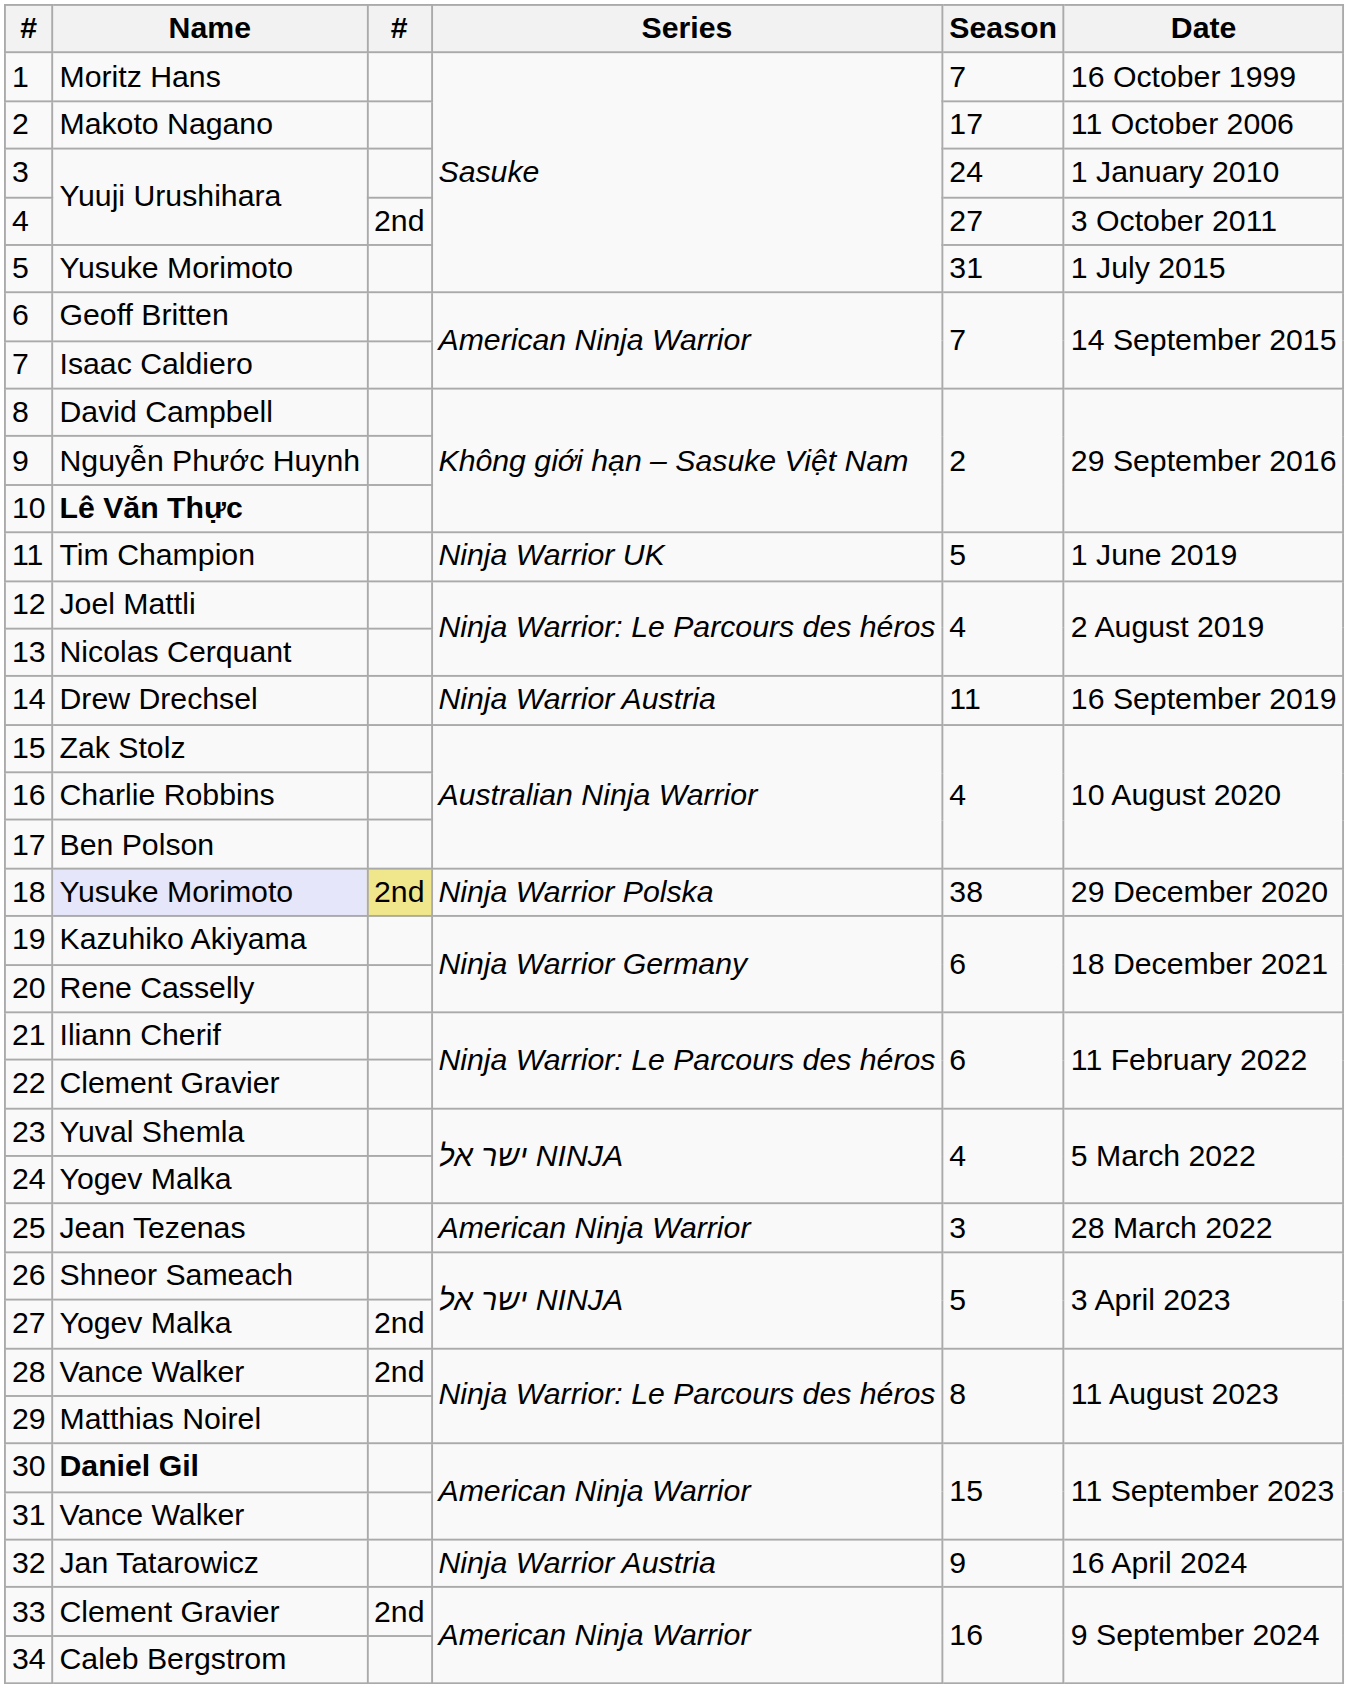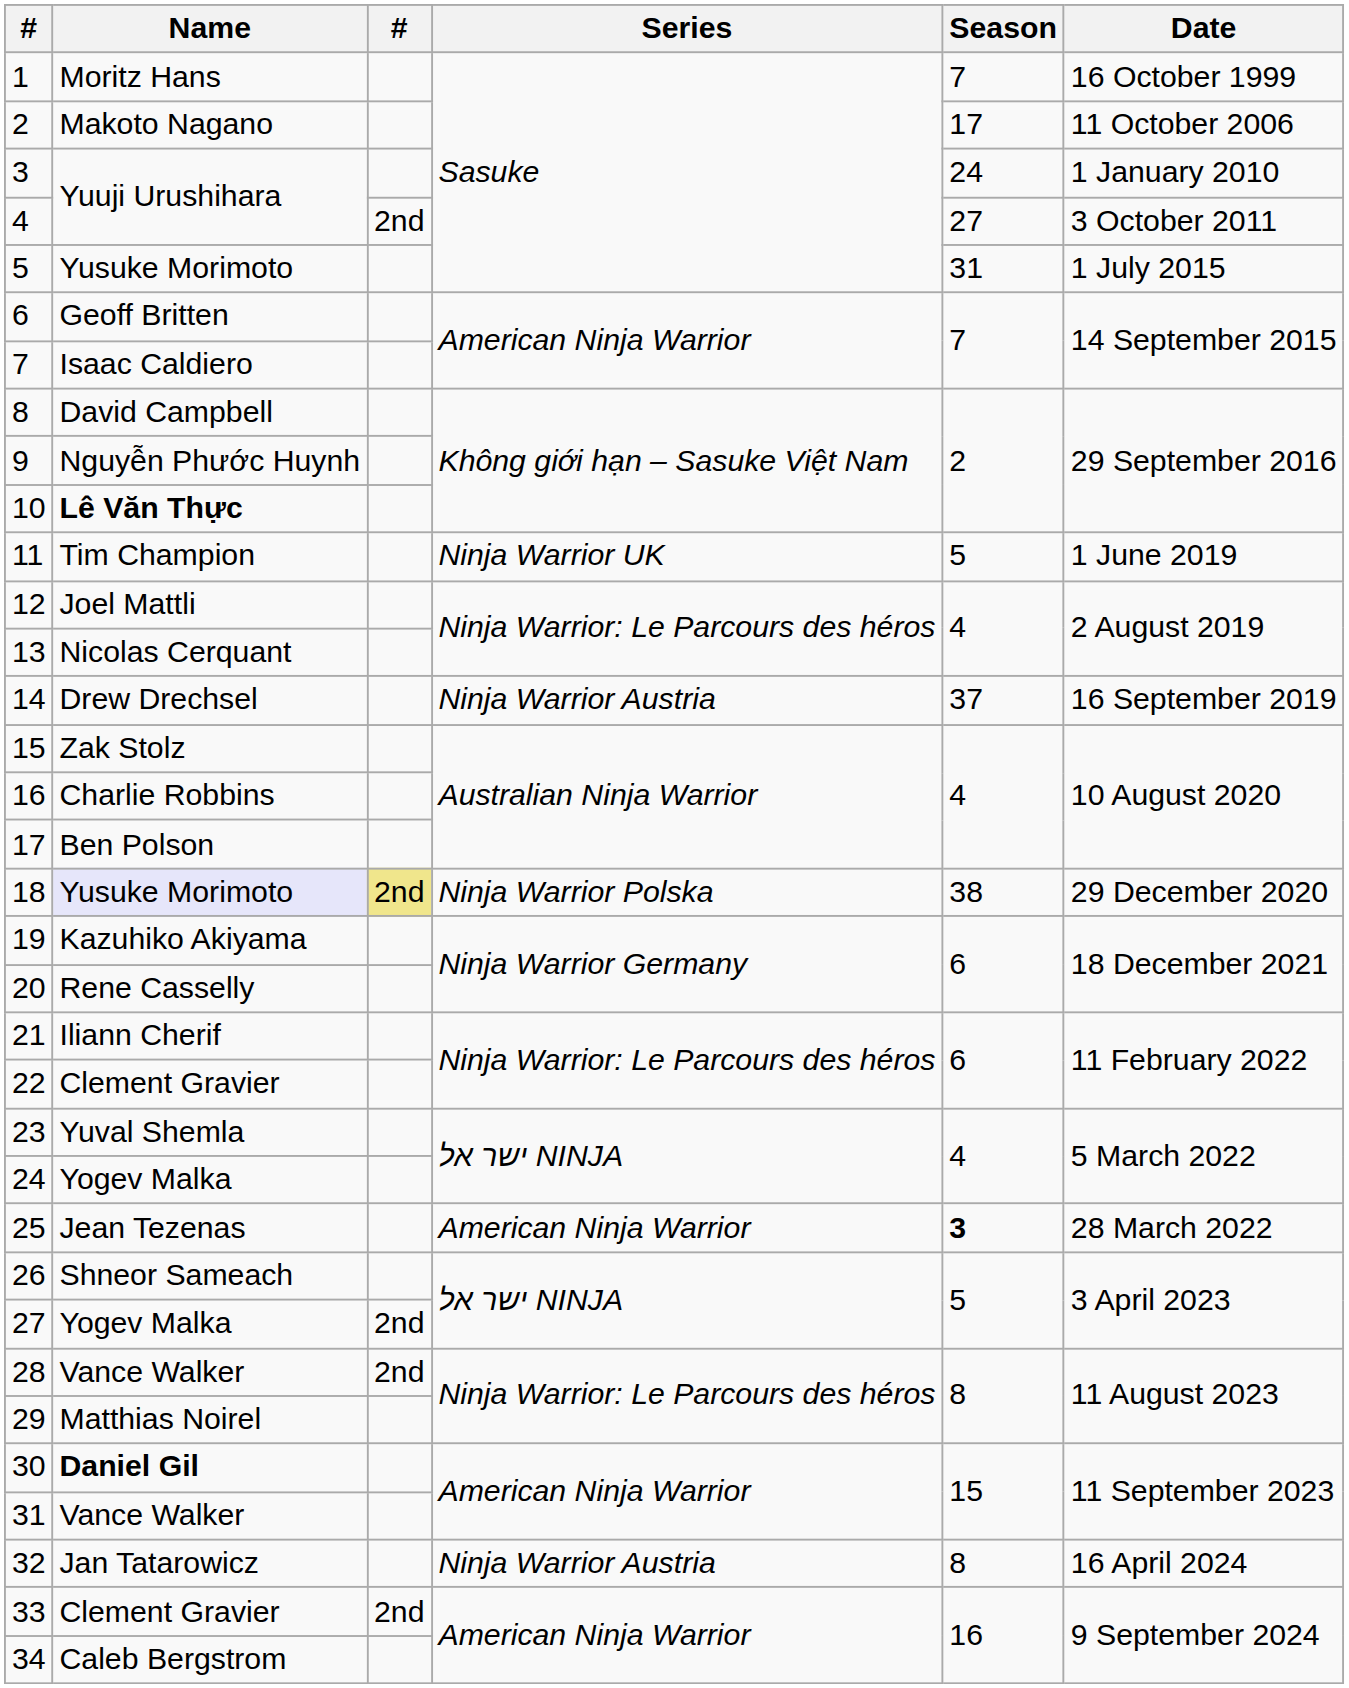(965, 699) 11 -> (966, 699) 37
(958, 1227) normal -> (958, 1227) bold
(958, 1563) 9 -> (958, 1563) 8
